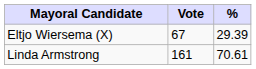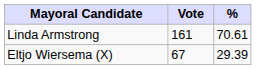rows swapped: (53, 54) <-> (60, 34)
